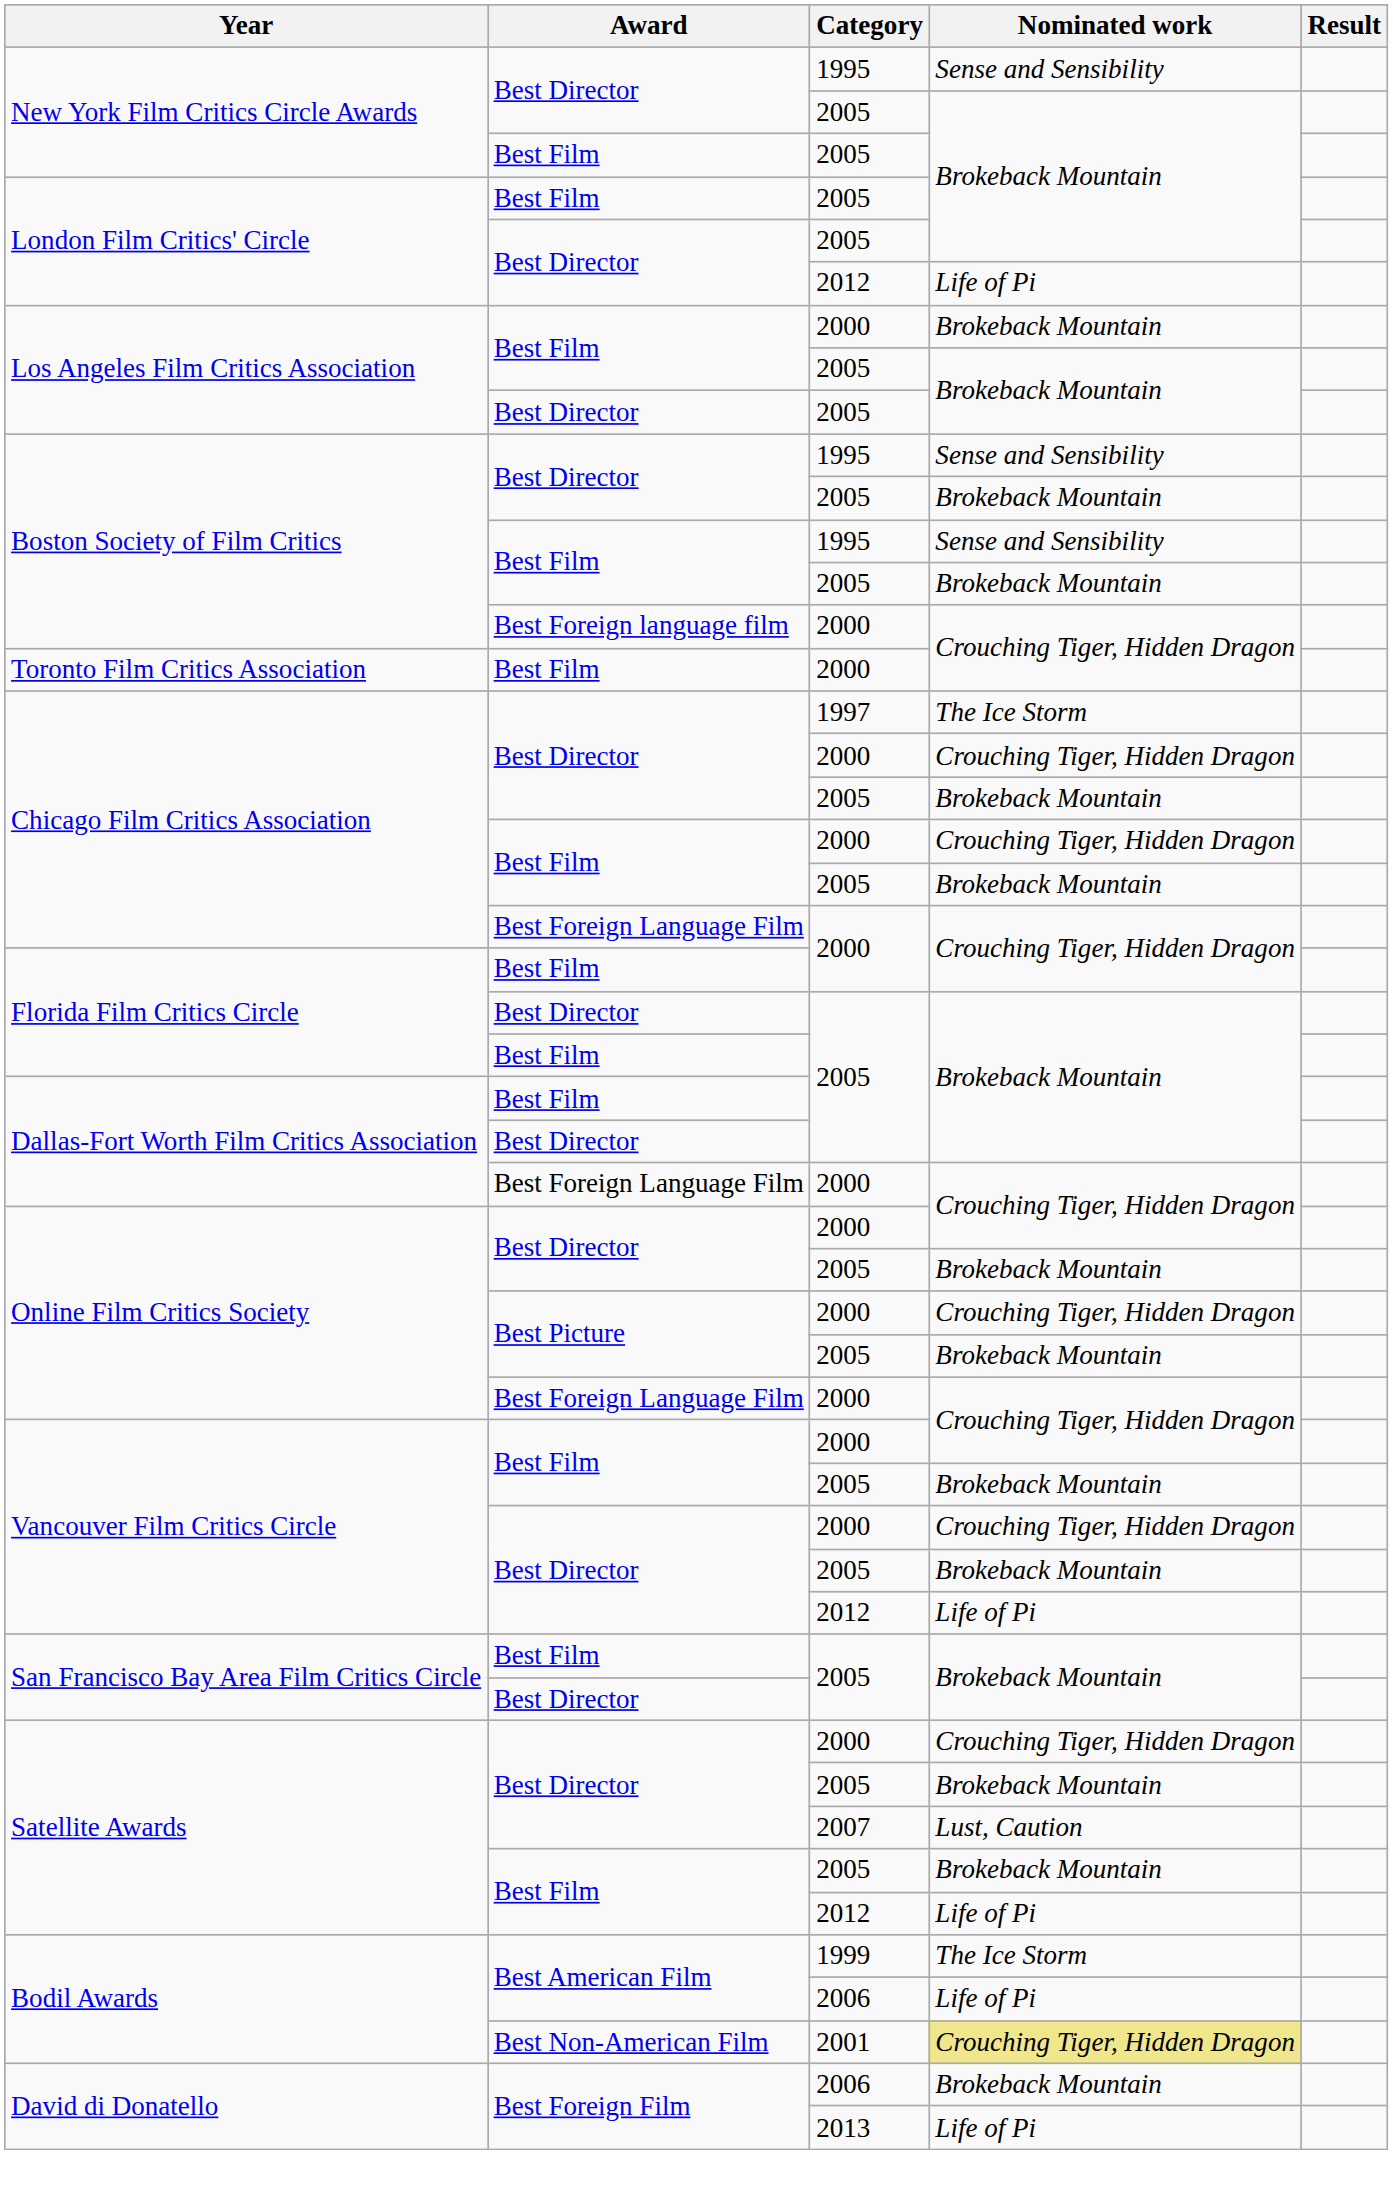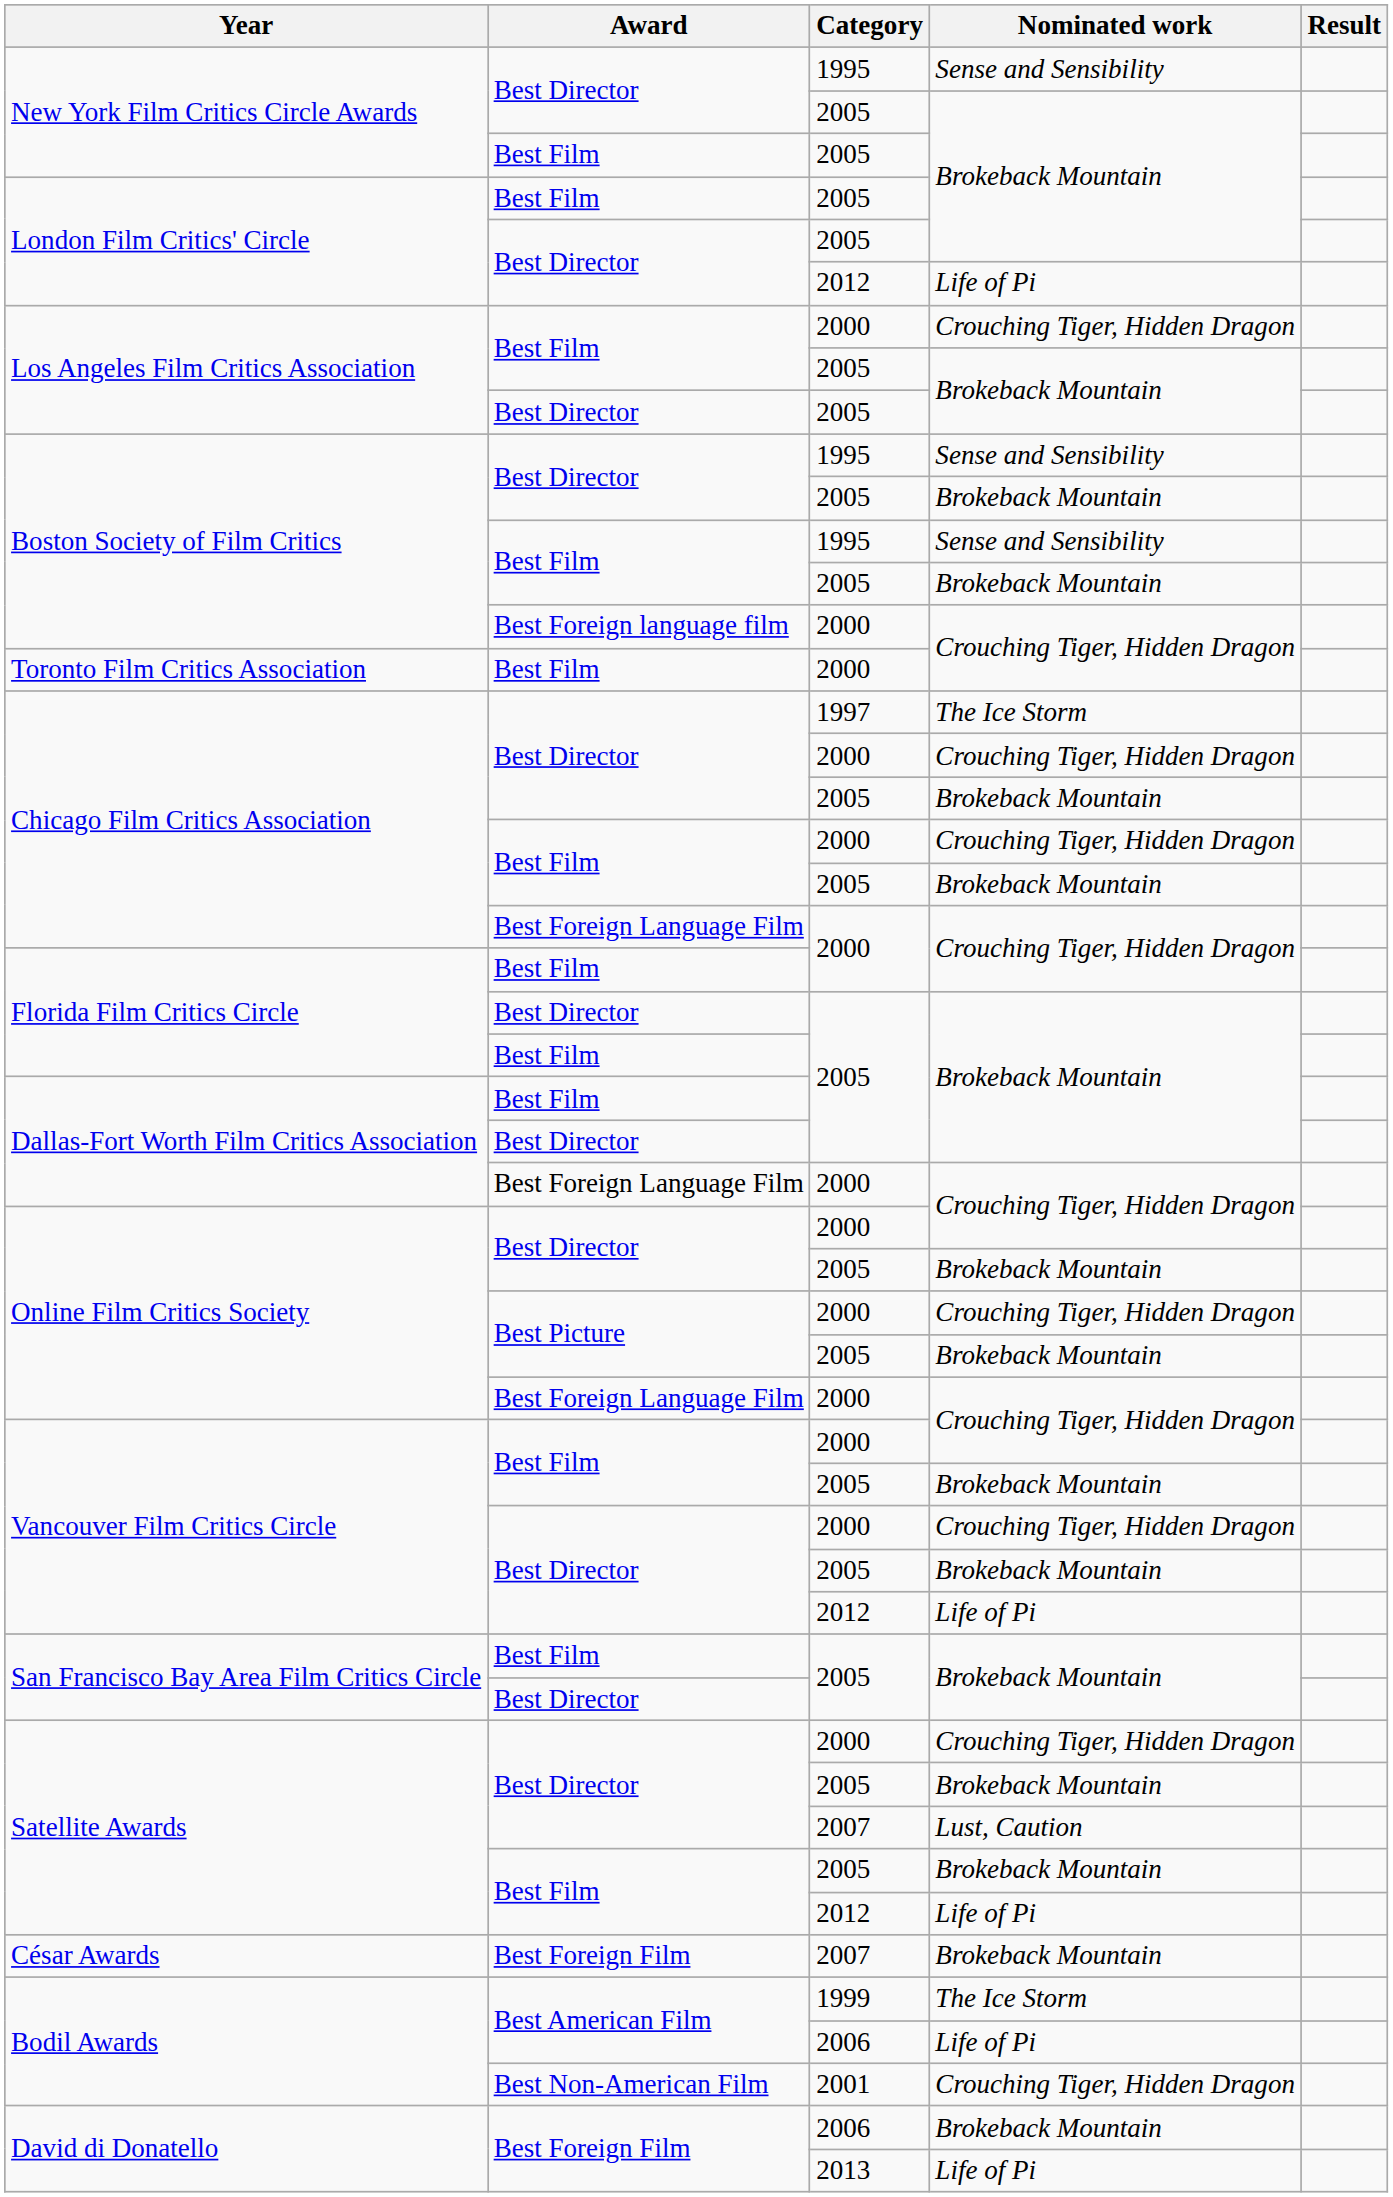(1049, 326) Brokeback Mountain -> (1115, 326) Crouching Tiger, Hidden Dragon
+ row: (85, 1955)
(1115, 2041) khaki background -> (1115, 2084) no background
